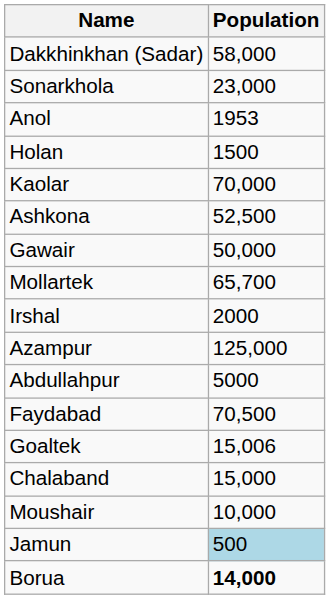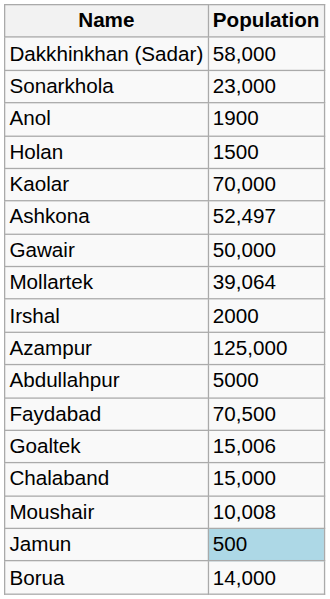(236, 119) 1953 -> (236, 119) 1900
(244, 217) 52,500 -> (244, 217) 52,497
(244, 282) 65,700 -> (244, 282) 39,064
(244, 511) 10,000 -> (244, 511) 10,008
(244, 577) bold -> (244, 577) normal
